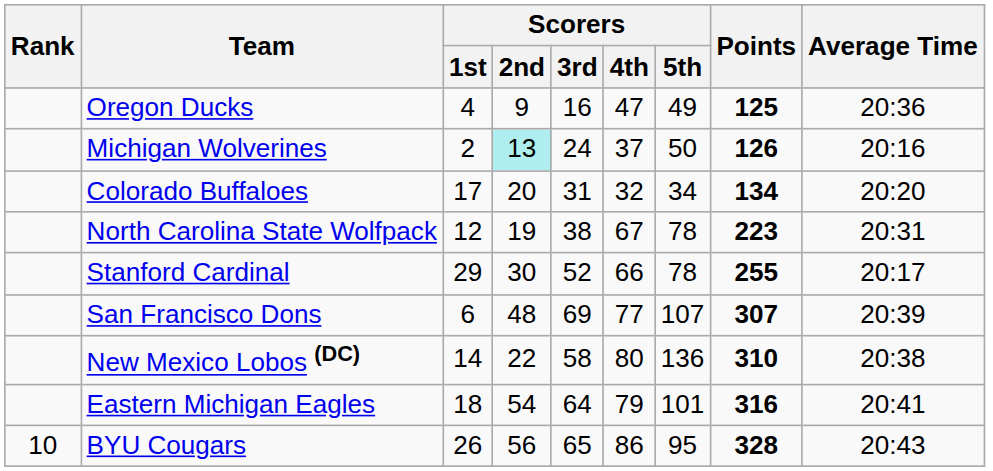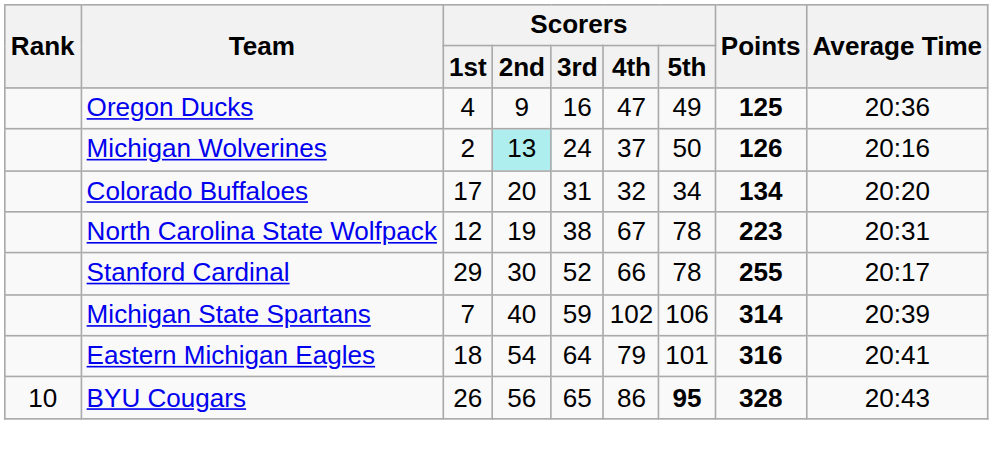- row: (204, 314)
- row: (223, 359)
+ row: (229, 314)
(683, 445) normal -> (687, 397) bold
